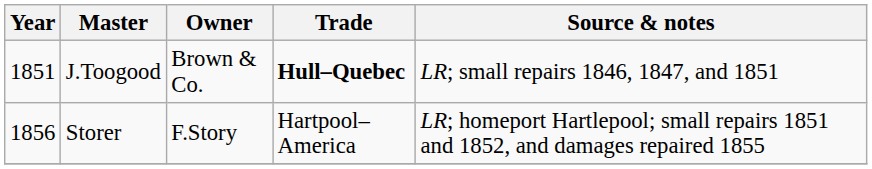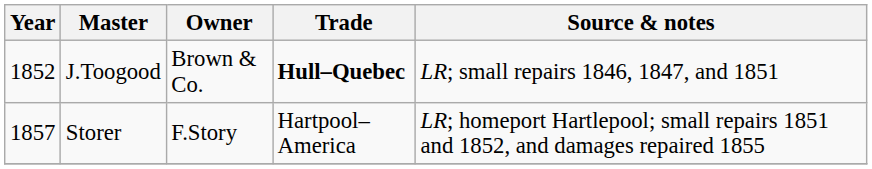(33, 71) 1851 -> (33, 71) 1852
(33, 132) 1856 -> (33, 132) 1857
